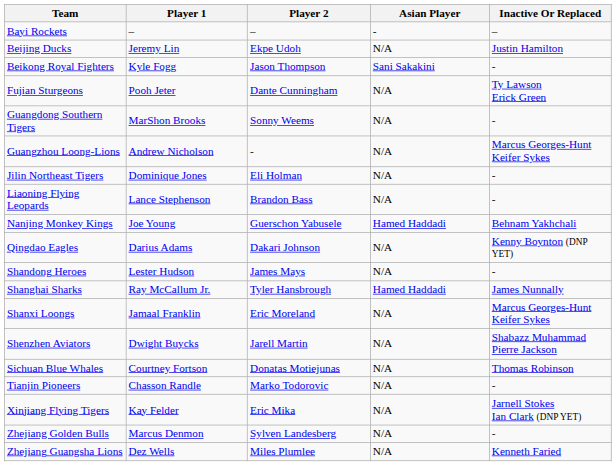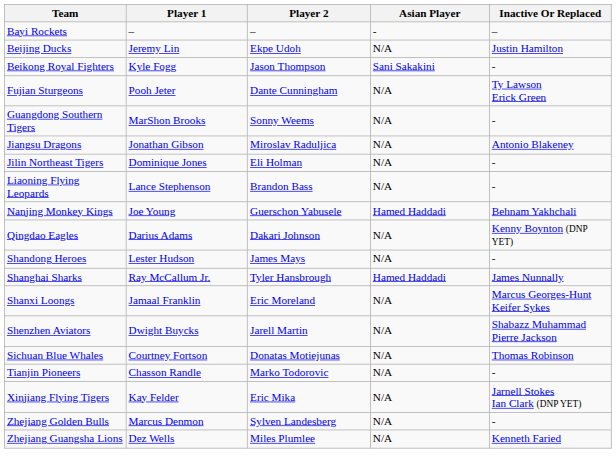- row: (63, 151)
+ row: (44, 145)
